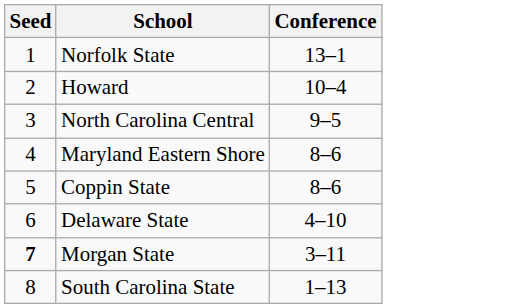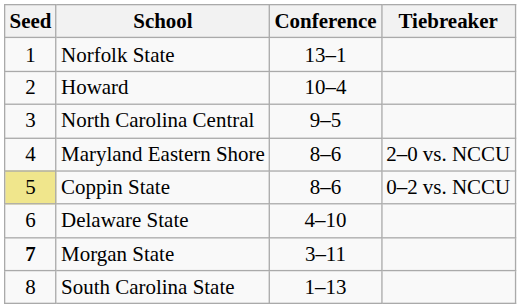+ column: (448, 21)
(30, 187) no background -> (30, 187) khaki background
